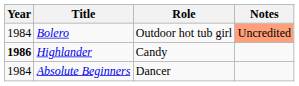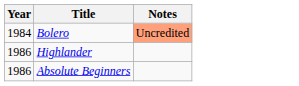- column: (184, 14)
(19, 52) bold -> (19, 52) normal
(19, 71) 1984 -> (19, 71) 1986
